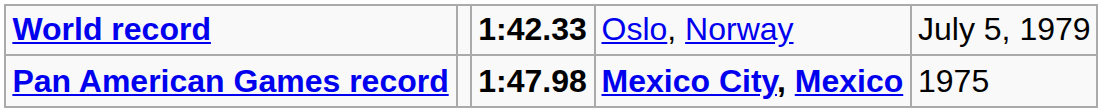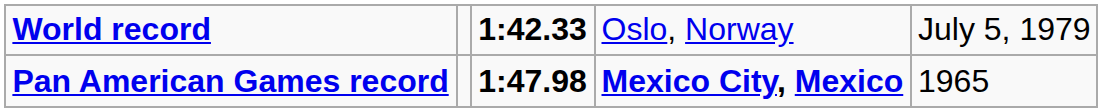(954, 80) 1975 -> (954, 80) 1965
